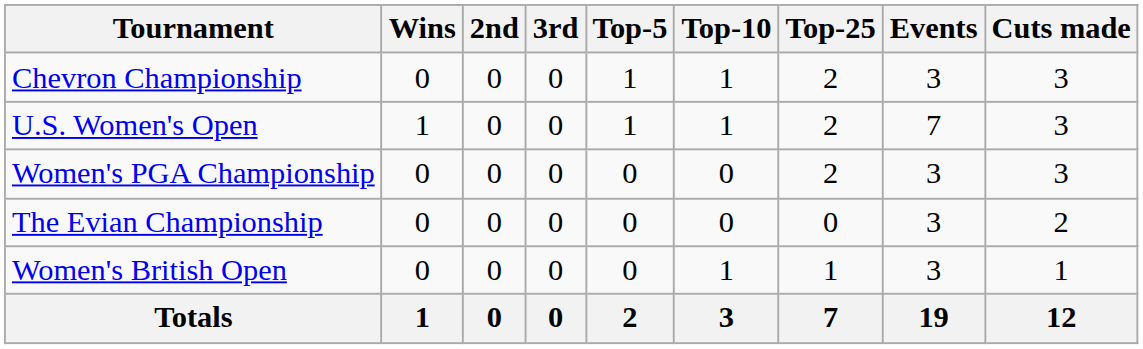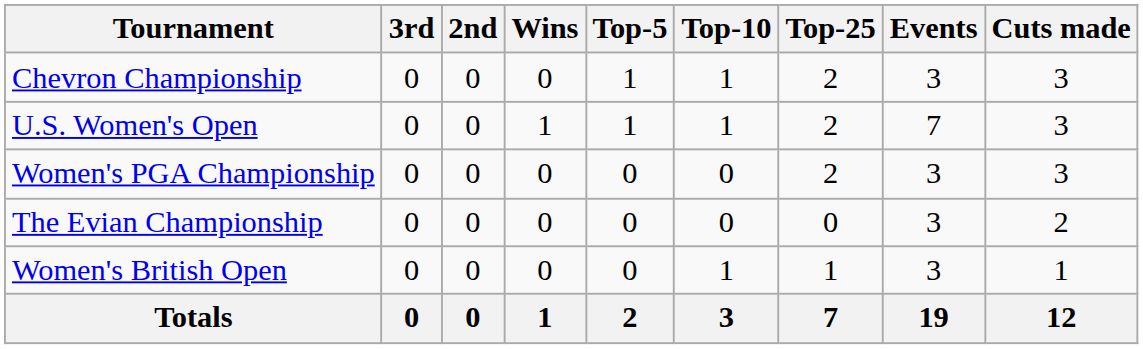columns swapped: (422, 28) <-> (556, 28)
